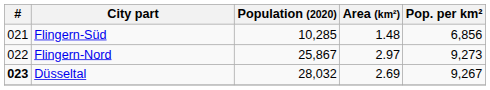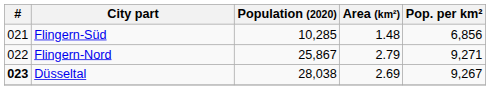(388, 54) 2.97 -> (388, 54) 2.79
(467, 54) 9,273 -> (467, 54) 9,271
(317, 74) 28,032 -> (317, 74) 28,038
